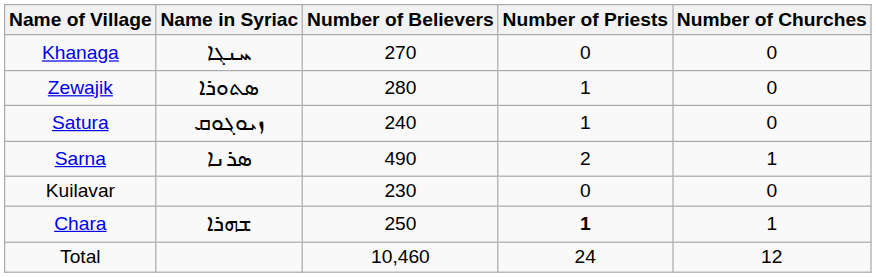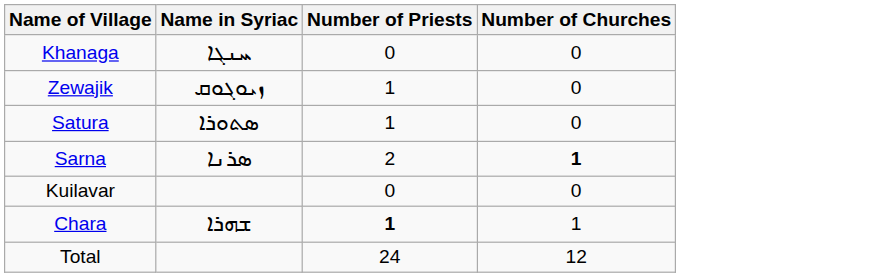- column: (400, 19)
(229, 87) ܣܬܘܪܐ -> (229, 87) ܙܝܘܓܘܩ
(229, 123) ܙܝܘܓܘܩ -> (229, 123) ܣܬܘܪܐ
(772, 158) normal -> (576, 158) bold
